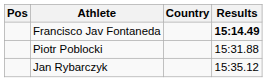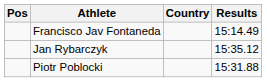(237, 31) bold -> (237, 31) normal
rows swapped: (68, 49) <-> (70, 67)
